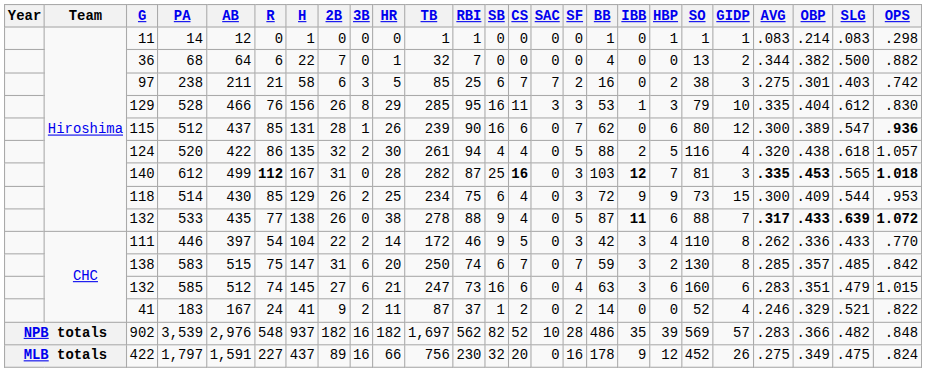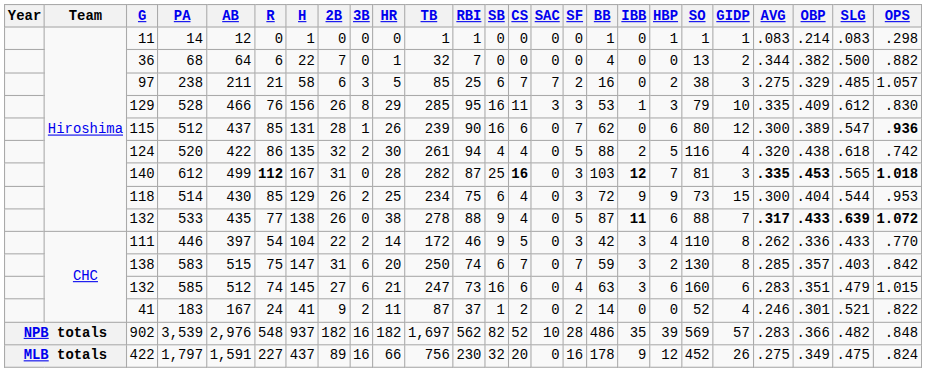(813, 84) .301 -> (813, 84) .329
(853, 84) .403 -> (853, 84) .485
(901, 84) .742 -> (897, 84) 1.057
(813, 107) .404 -> (813, 107) .409
(897, 152) 1.057 -> (901, 152) .742
(813, 197) .409 -> (813, 197) .404
(853, 265) .485 -> (853, 265) .403
(813, 311) .329 -> (813, 311) .301
